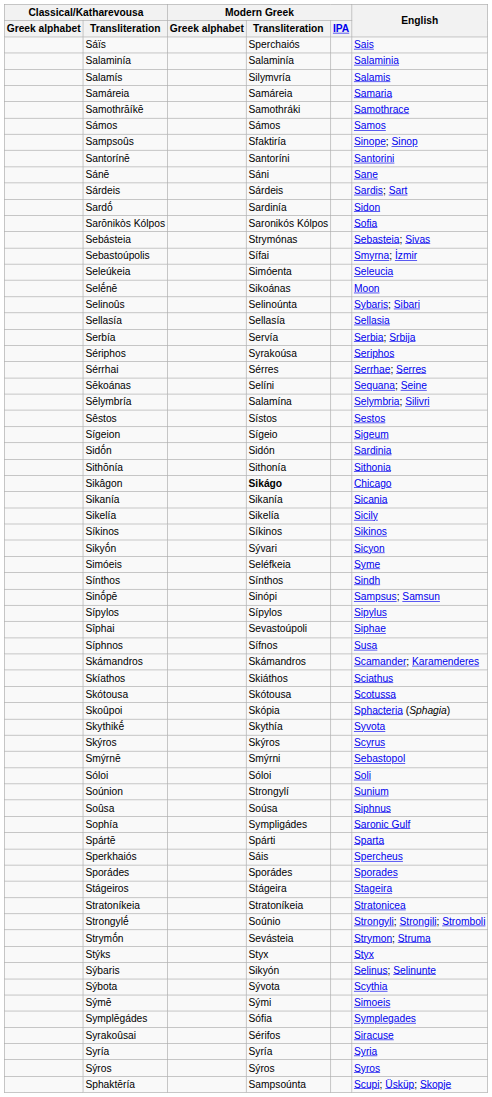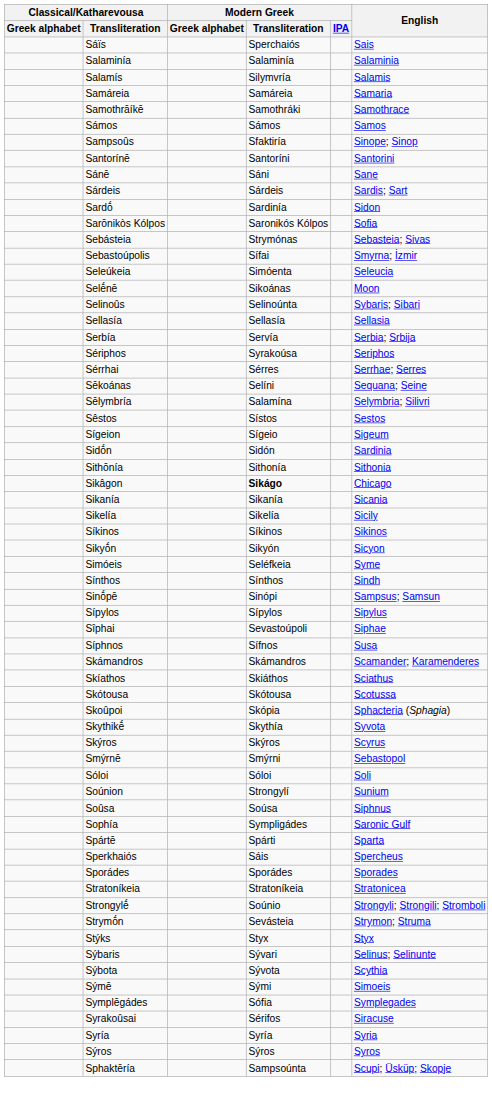(263, 548) Sývari -> (264, 548) Sikyón
- row: (107, 889)
(264, 970) Sikyón -> (263, 954) Sývari
